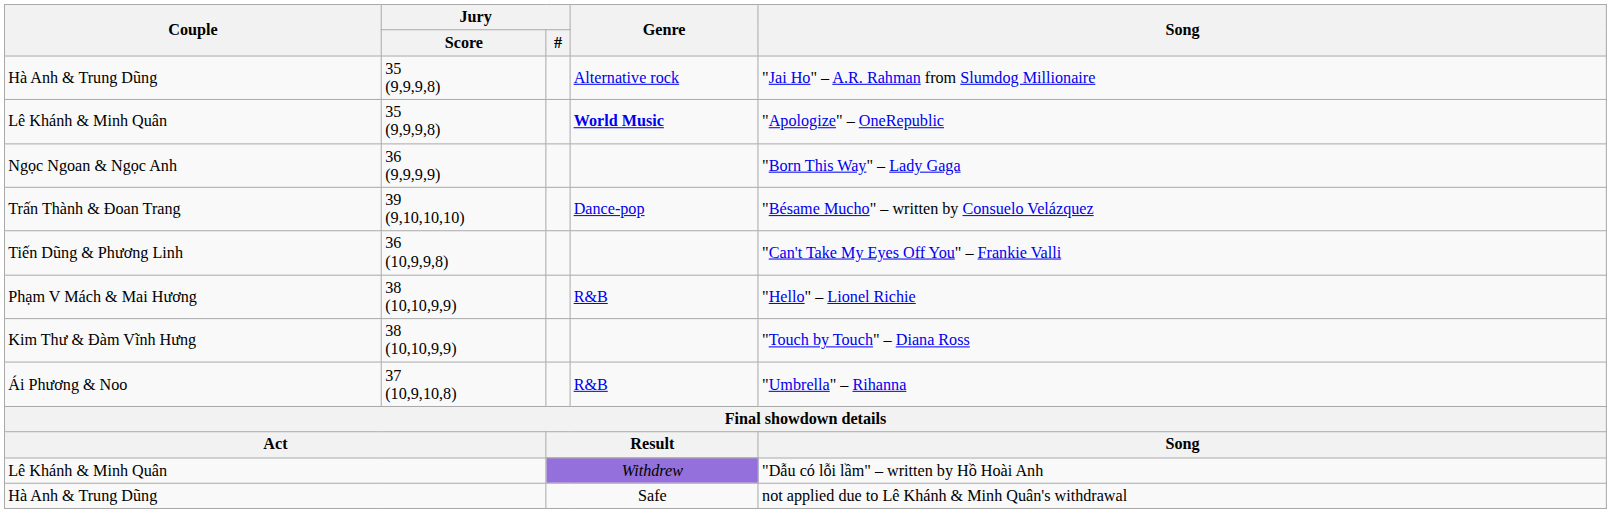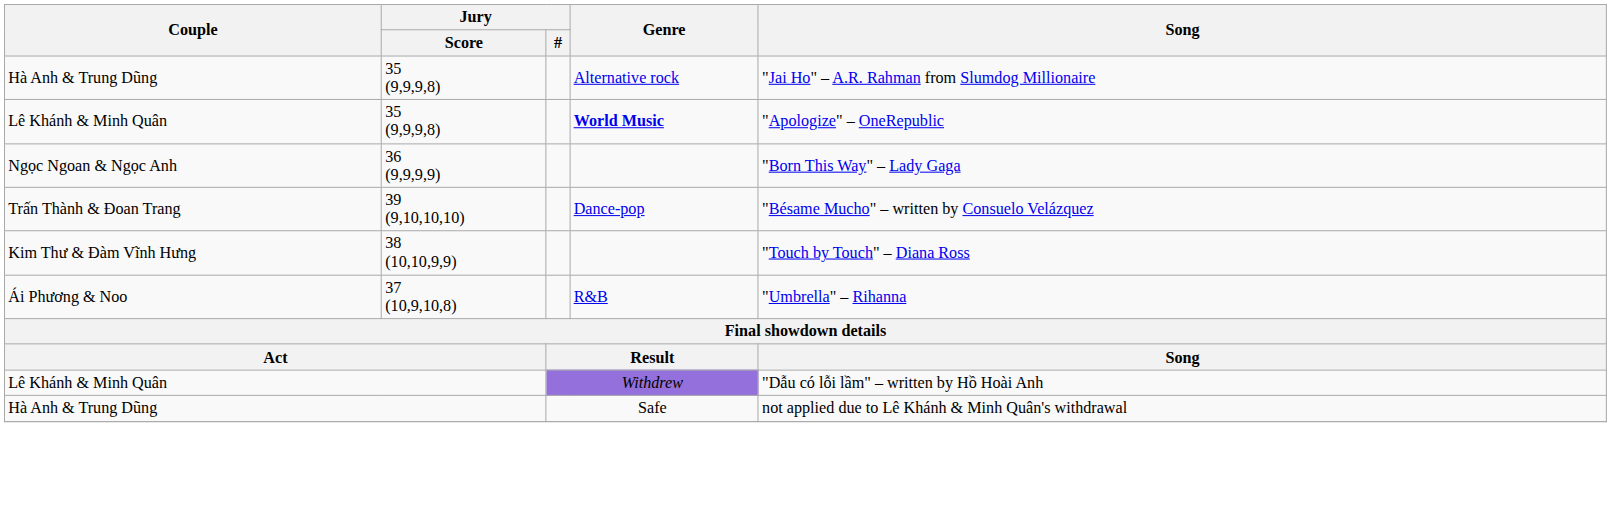- row: (96, 252)
- row: (103, 296)
